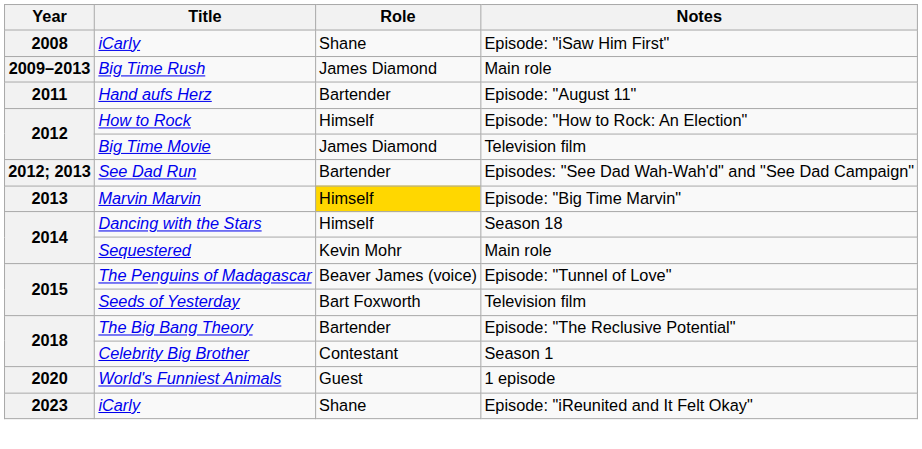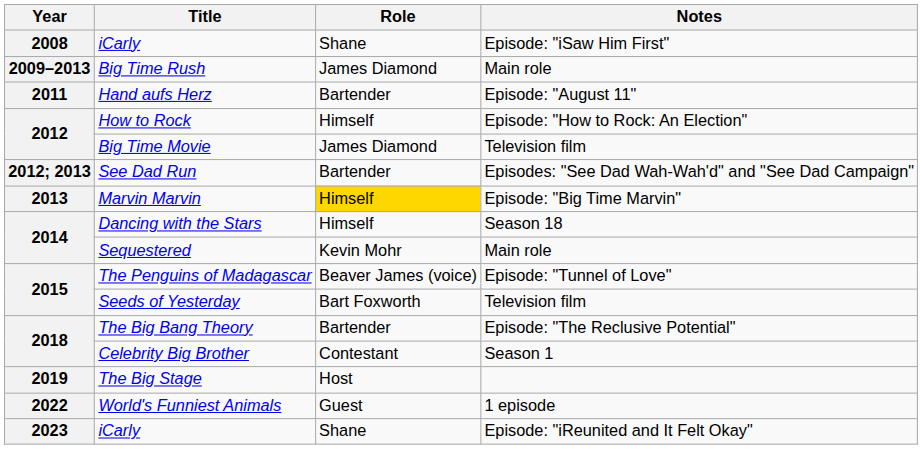+ row: (150, 379)
(50, 379) 2020 -> (50, 405) 2022
